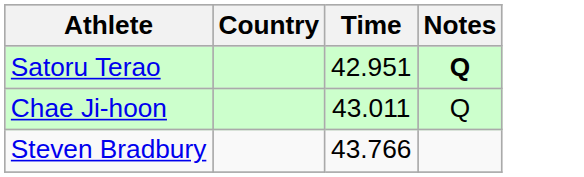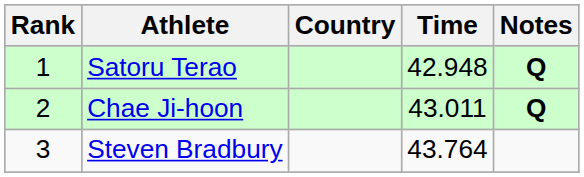+ column: (43, 25)
(371, 66) 42.951 -> (447, 66) 42.948
(460, 108) normal -> (536, 108) bold
(371, 150) 43.766 -> (447, 150) 43.764
